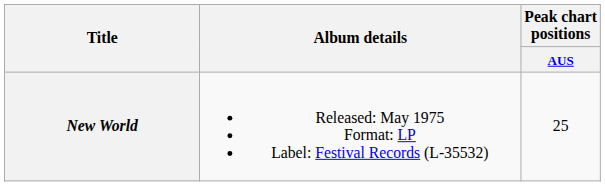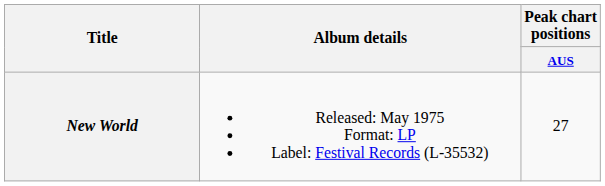(561, 126) 25 -> (561, 126) 27
